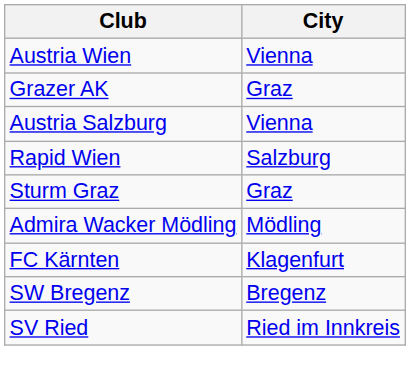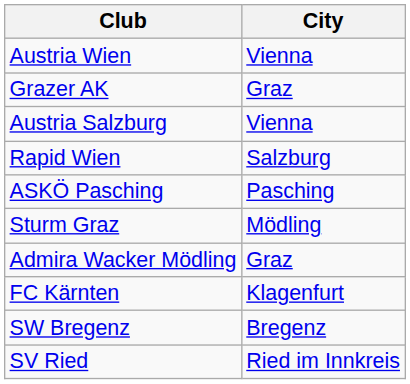+ row: (86, 191)
(269, 191) Graz -> (284, 225) Mödling
(284, 225) Mödling -> (269, 259) Graz
